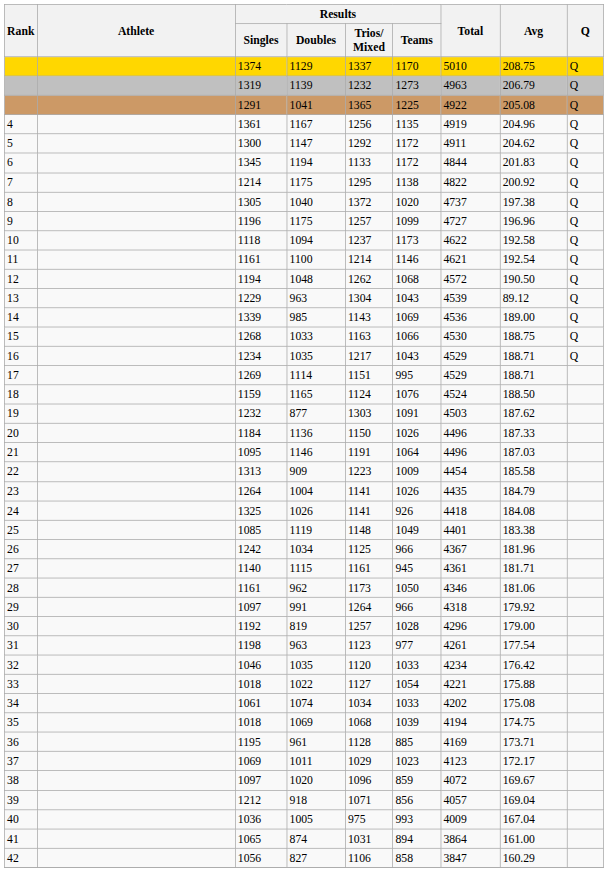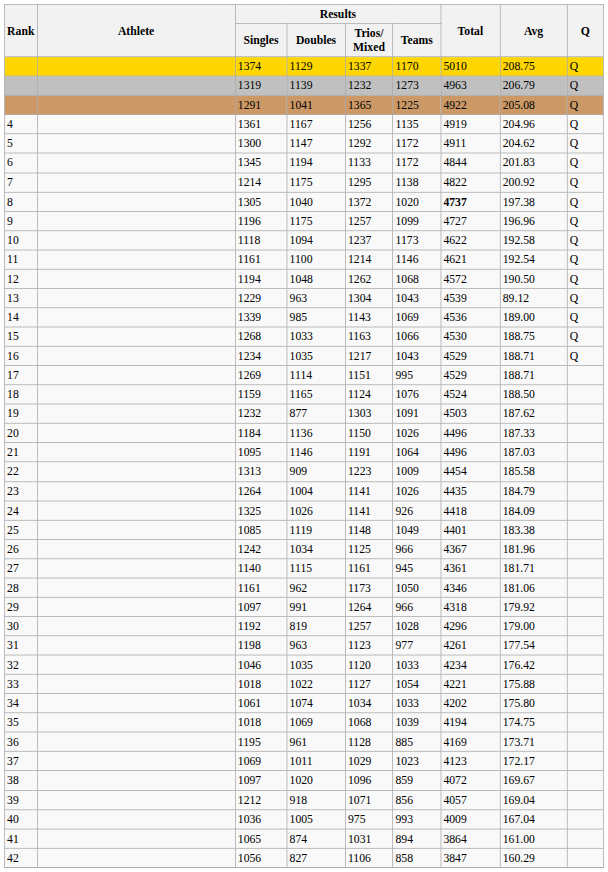(455, 201) normal -> (455, 201) bold
(519, 510) 184.08 -> (519, 510) 184.09
(519, 703) 175.08 -> (519, 703) 175.80
